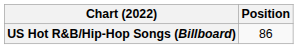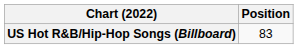(266, 33) 86 -> (266, 33) 83
